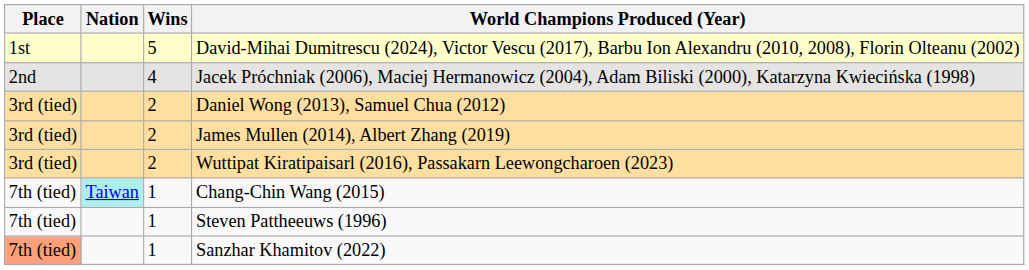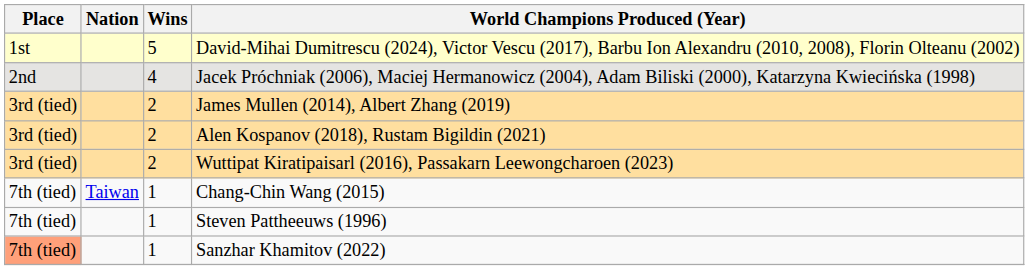- row: (351, 105)
+ row: (371, 134)
(112, 192) paleturquoise background -> (112, 192) no background
